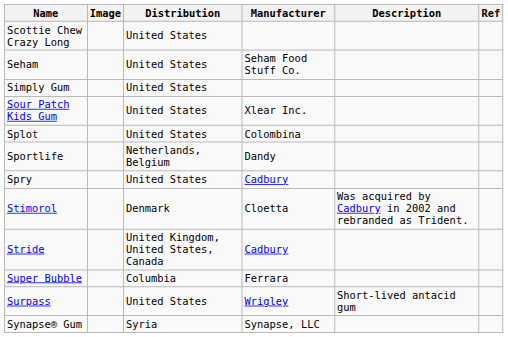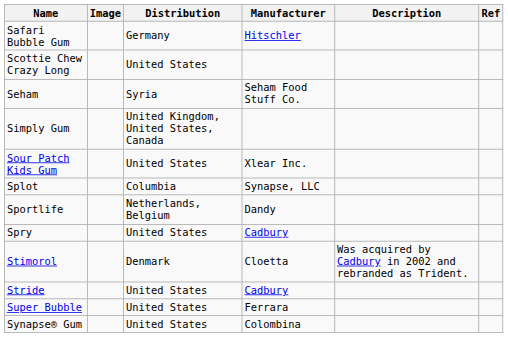+ row: (38, 36)
(167, 65) United States -> (142, 94) Syria
(167, 88) United States -> (173, 129) United Kingdom, United States, Canada
(167, 134) United States -> (151, 187) Columbia
(273, 134) Colombina -> (282, 187) Synapse, LLC
(173, 249) United Kingdom, United States, Canada -> (167, 290) United States
(151, 278) Columbia -> (167, 307) United States
- row: (29, 301)
(142, 324) Syria -> (167, 324) United States
(282, 324) Synapse, LLC -> (273, 324) Colombina
